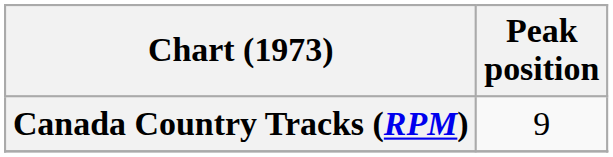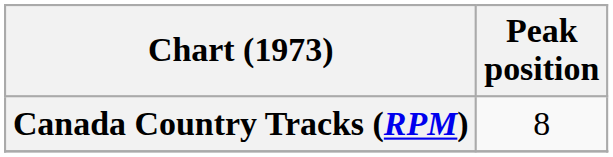(542, 123) 9 -> (542, 123) 8
